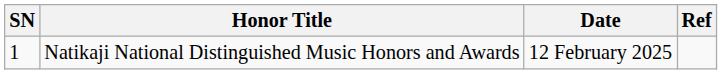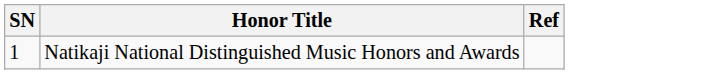- column: (601, 20)
